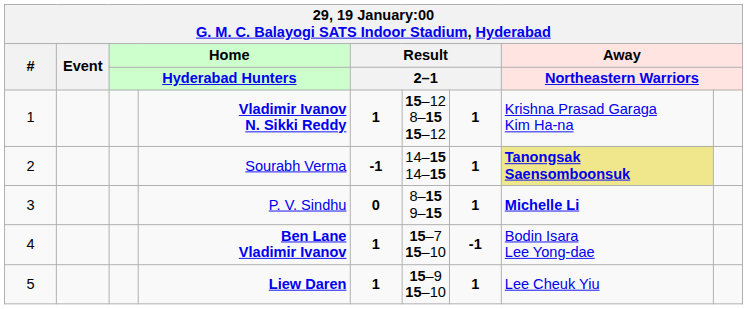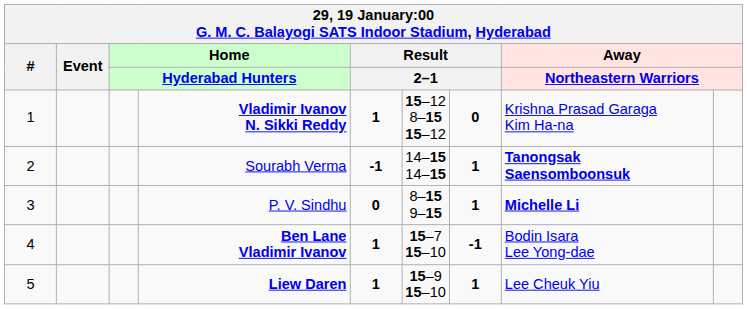(475, 118) 1 -> (475, 118) 0
(567, 165) khaki background -> (567, 165) no background
